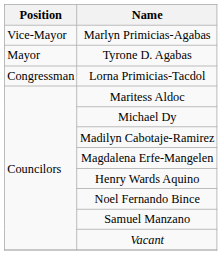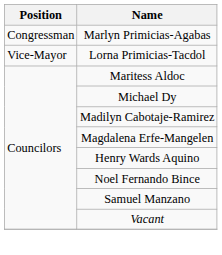(37, 35) Vice-Mayor -> (41, 35) Congressman
- row: (147, 55)
(41, 76) Congressman -> (37, 55) Vice-Mayor
